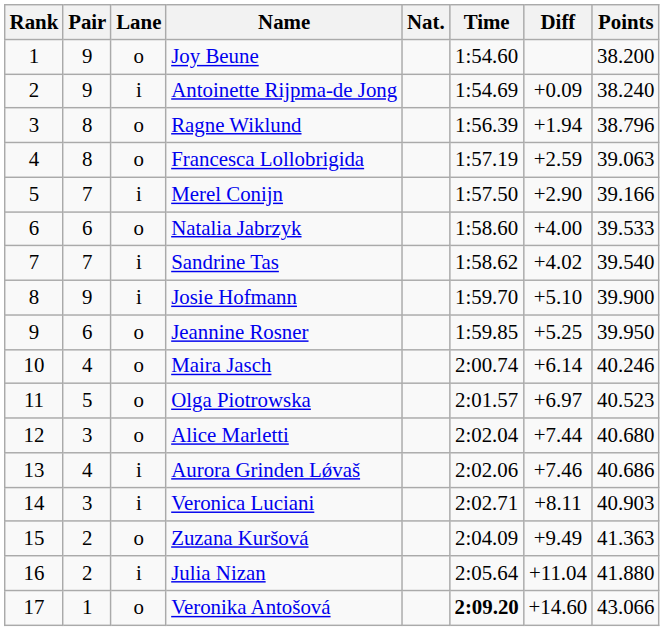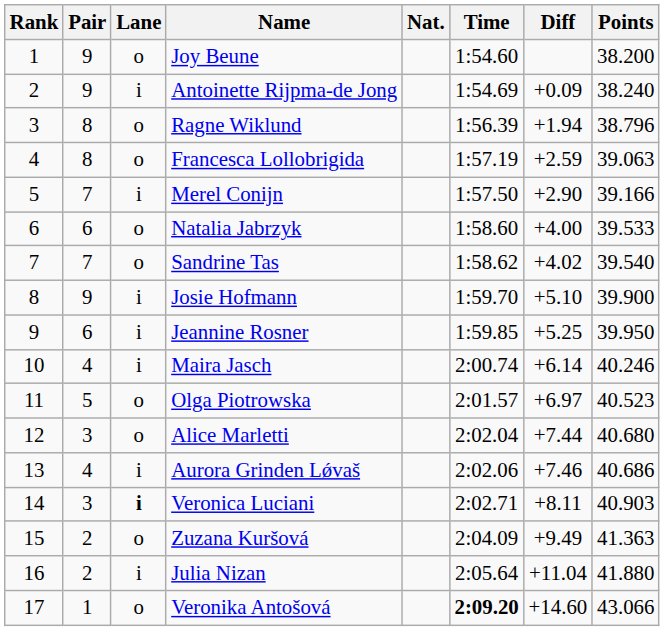(139, 263) i -> (139, 263) o
(139, 332) o -> (139, 332) i
(139, 366) o -> (139, 366) i
(139, 504) normal -> (139, 504) bold
